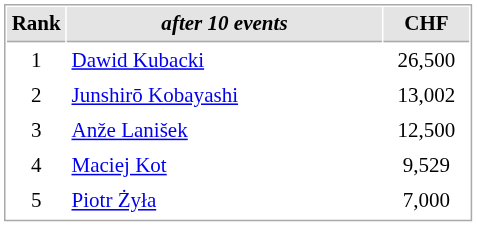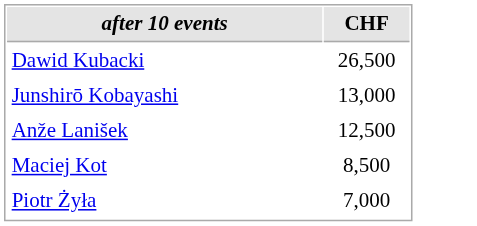- column: (36, 23)
(426, 95) 13,002 -> (367, 95) 13,000
(426, 165) 9,529 -> (367, 165) 8,500
